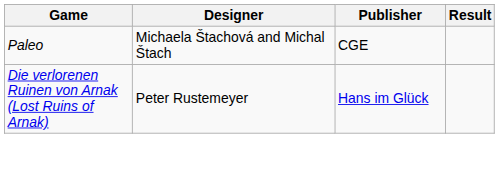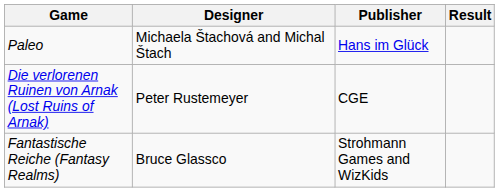(353, 45) CGE -> (383, 45) Hans im Glück
(383, 98) Hans im Glück -> (353, 98) CGE
+ row: (58, 160)
